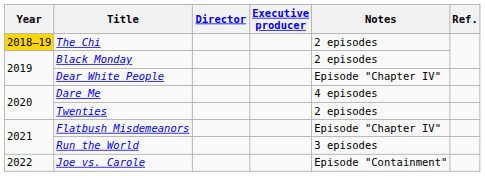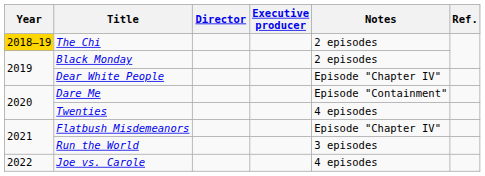(346, 94) 4 episodes -> (381, 94) Episode "Containment"
(346, 111) 2 episodes -> (346, 111) 4 episodes
(381, 162) Episode "Containment" -> (346, 162) 4 episodes
